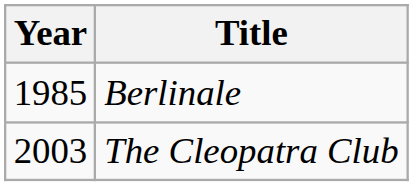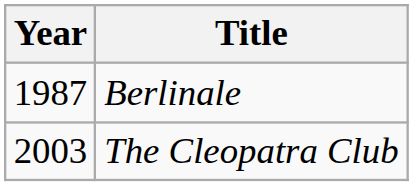(50, 92) 1985 -> (50, 92) 1987
